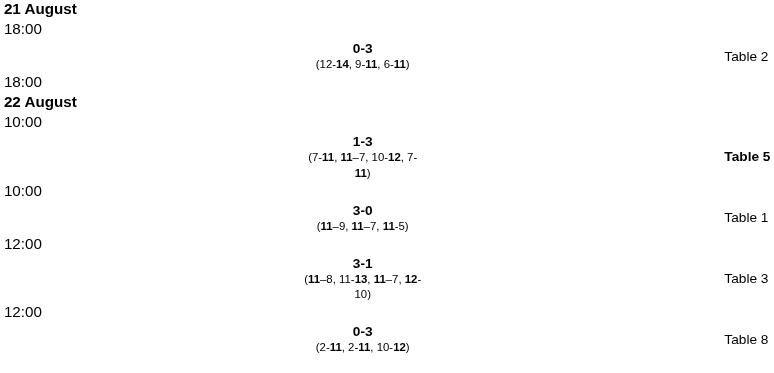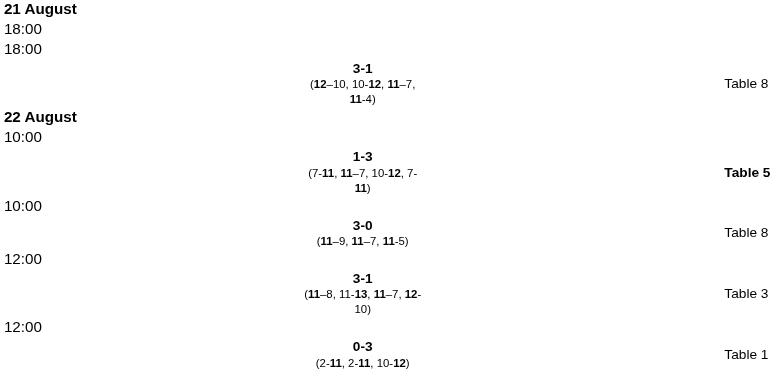- row: (152, 56)
+ row: (152, 83)
(746, 217) Table 1 -> (746, 233) Table 8
(746, 339) Table 8 -> (746, 354) Table 1
